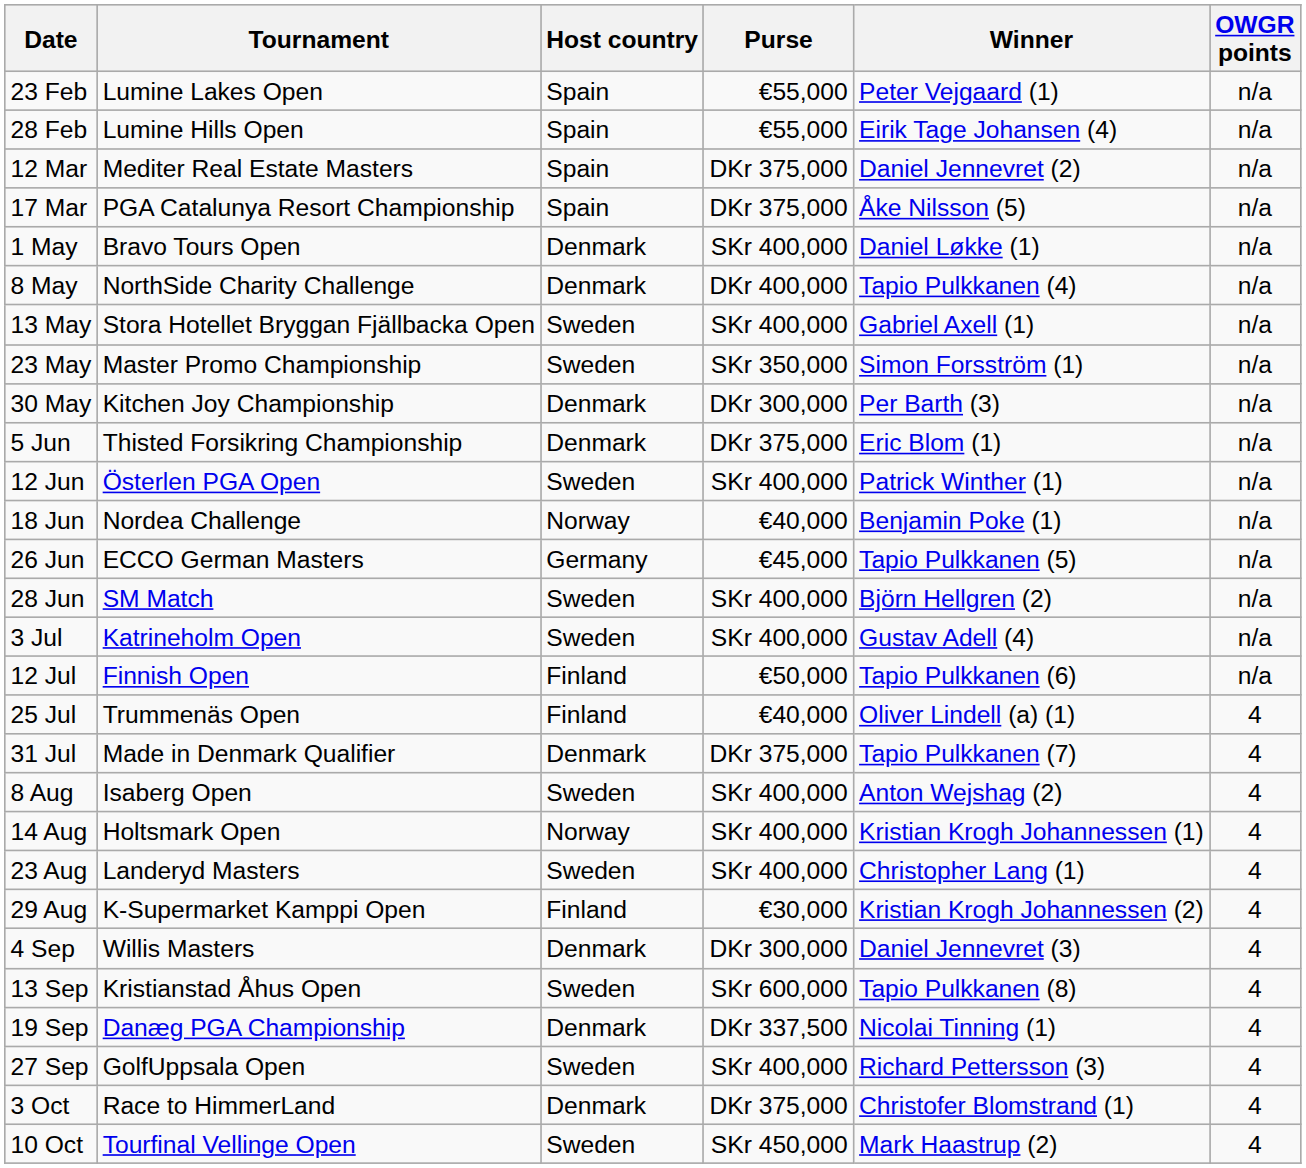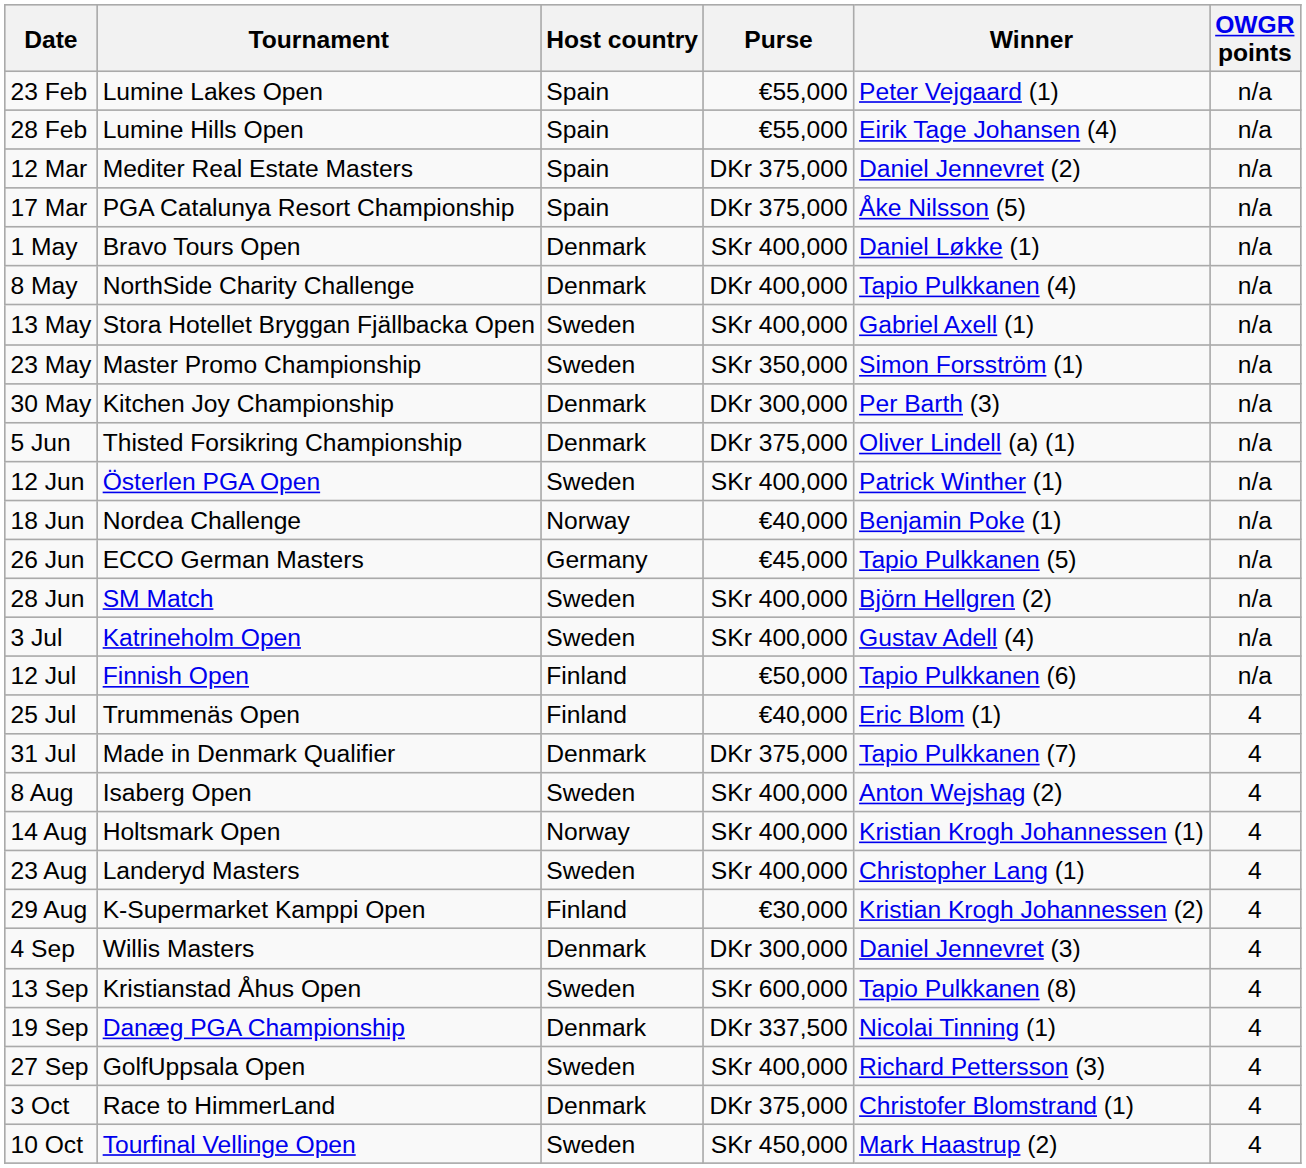(930, 442) Eric Blom (1) -> (967, 442) Oliver Lindell (a) (1)
(967, 715) Oliver Lindell (a) (1) -> (930, 715) Eric Blom (1)
